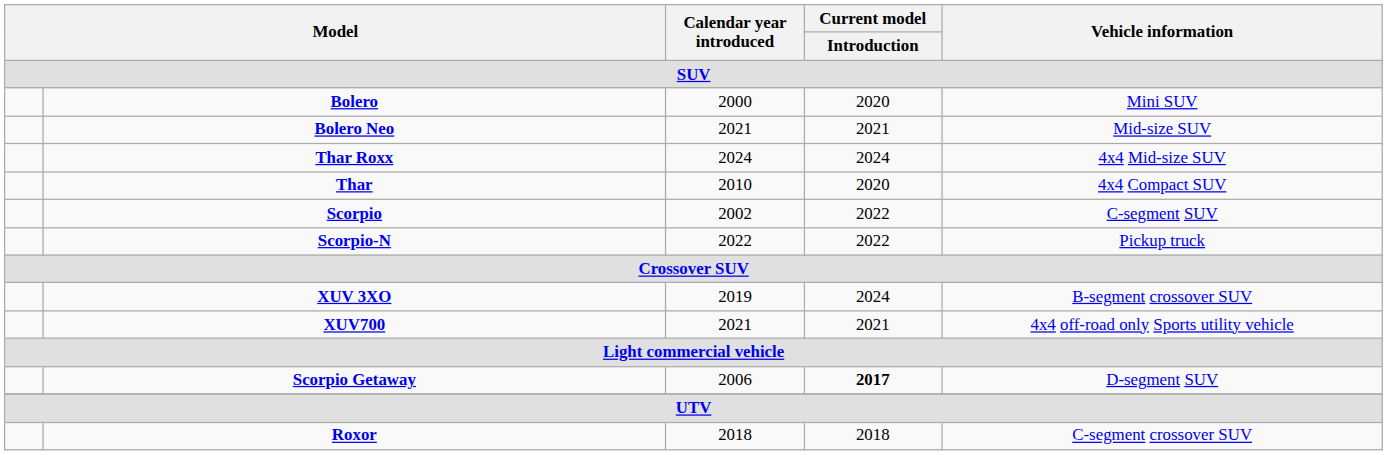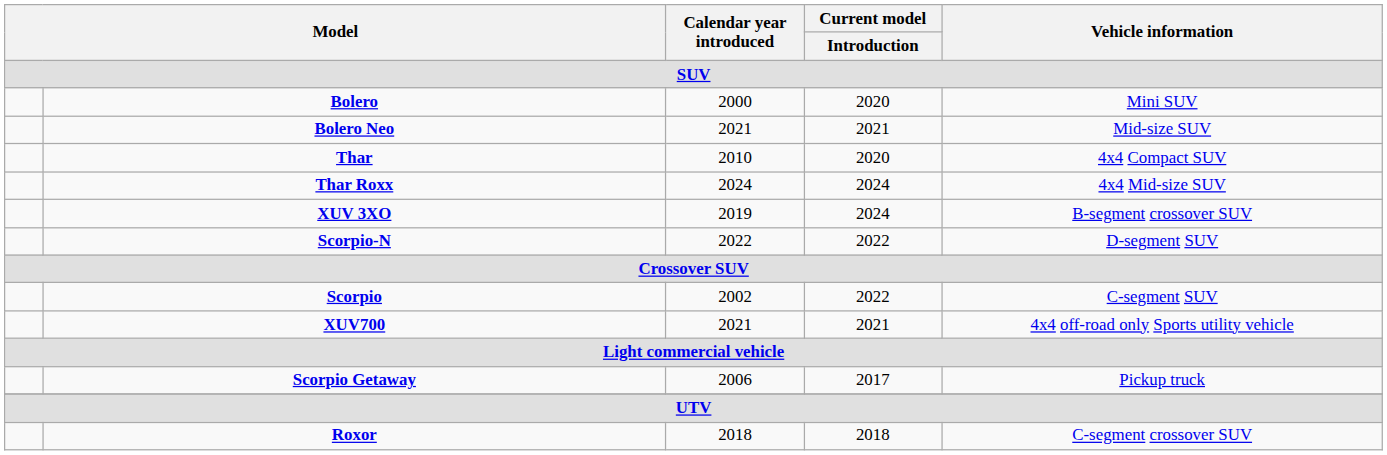rows swapped: (354, 184) <-> (354, 157)
rows swapped: (354, 212) <-> (354, 296)
(1162, 240) Pickup truck -> (1162, 240) D-segment SUV
(873, 379) bold -> (873, 379) normal
(1162, 379) D-segment SUV -> (1162, 379) Pickup truck
